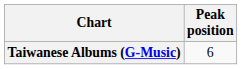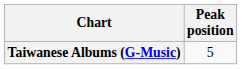(210, 52) 6 -> (210, 52) 5
